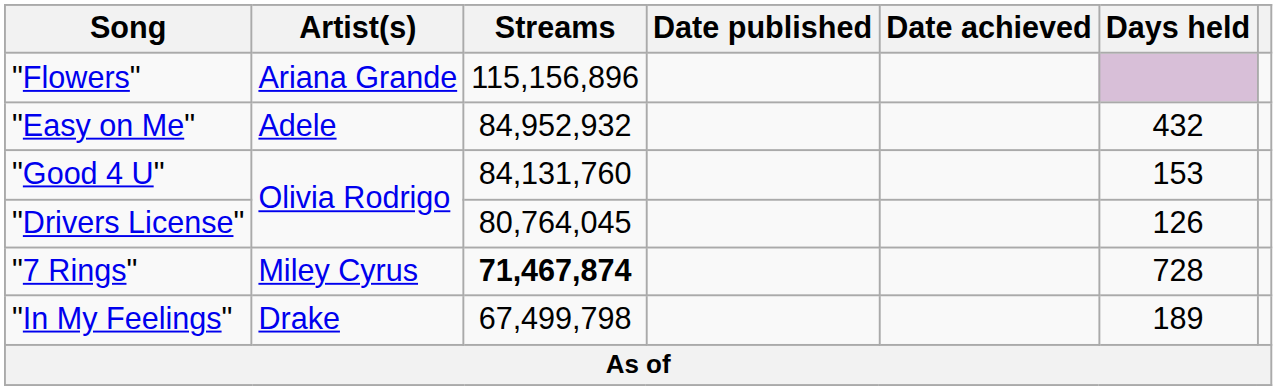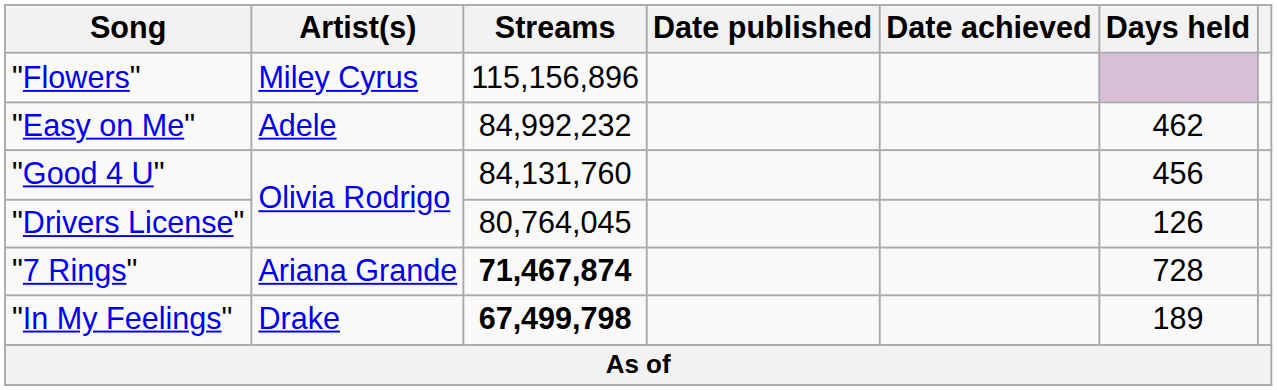(358, 77) Ariana Grande -> (338, 77) Miley Cyrus
(555, 125) 84,952,932 -> (555, 125) 84,992,232
(1178, 125) 432 -> (1178, 125) 462
(1178, 174) 153 -> (1178, 174) 456
(338, 271) Miley Cyrus -> (358, 271) Ariana Grande
(555, 319) normal -> (555, 319) bold
